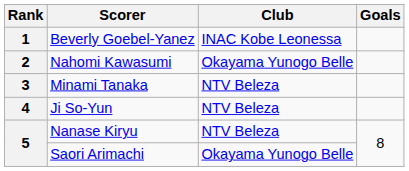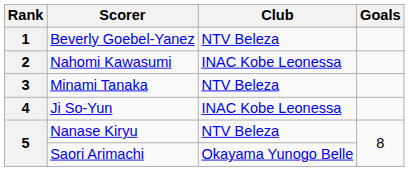(271, 39) INAC Kobe Leonessa -> (240, 39) NTV Beleza
(277, 62) Okayama Yunogo Belle -> (271, 62) INAC Kobe Leonessa
(240, 108) NTV Beleza -> (271, 108) INAC Kobe Leonessa
